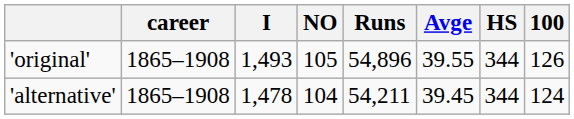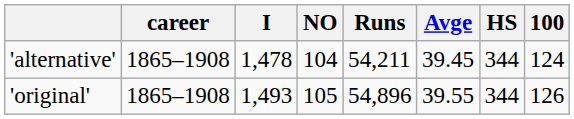rows swapped: (50, 59) <-> (63, 95)
